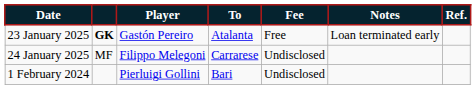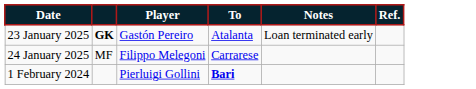- column: (294, 15)
(222, 74) normal -> (223, 74) bold
